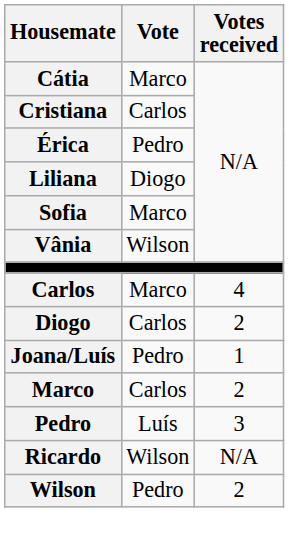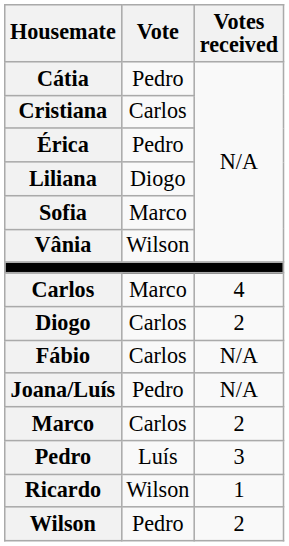(158, 78) Marco -> (158, 78) Pedro
+ row: (63, 356)
(239, 356) 1 -> (239, 390) N/A
(239, 457) N/A -> (239, 490) 1
